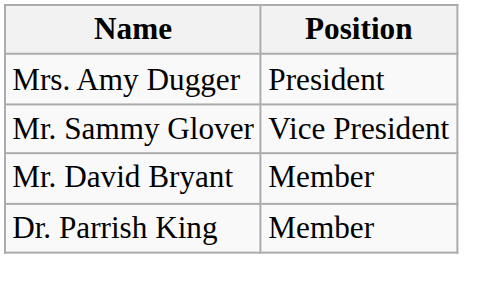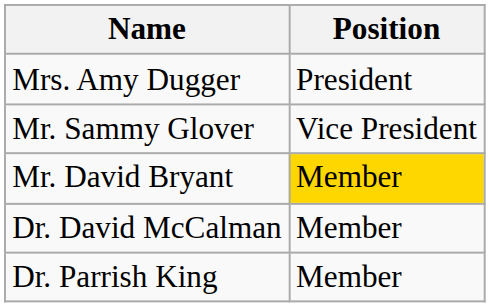(321, 177) no background -> (349, 177) gold background
+ row: (147, 227)
